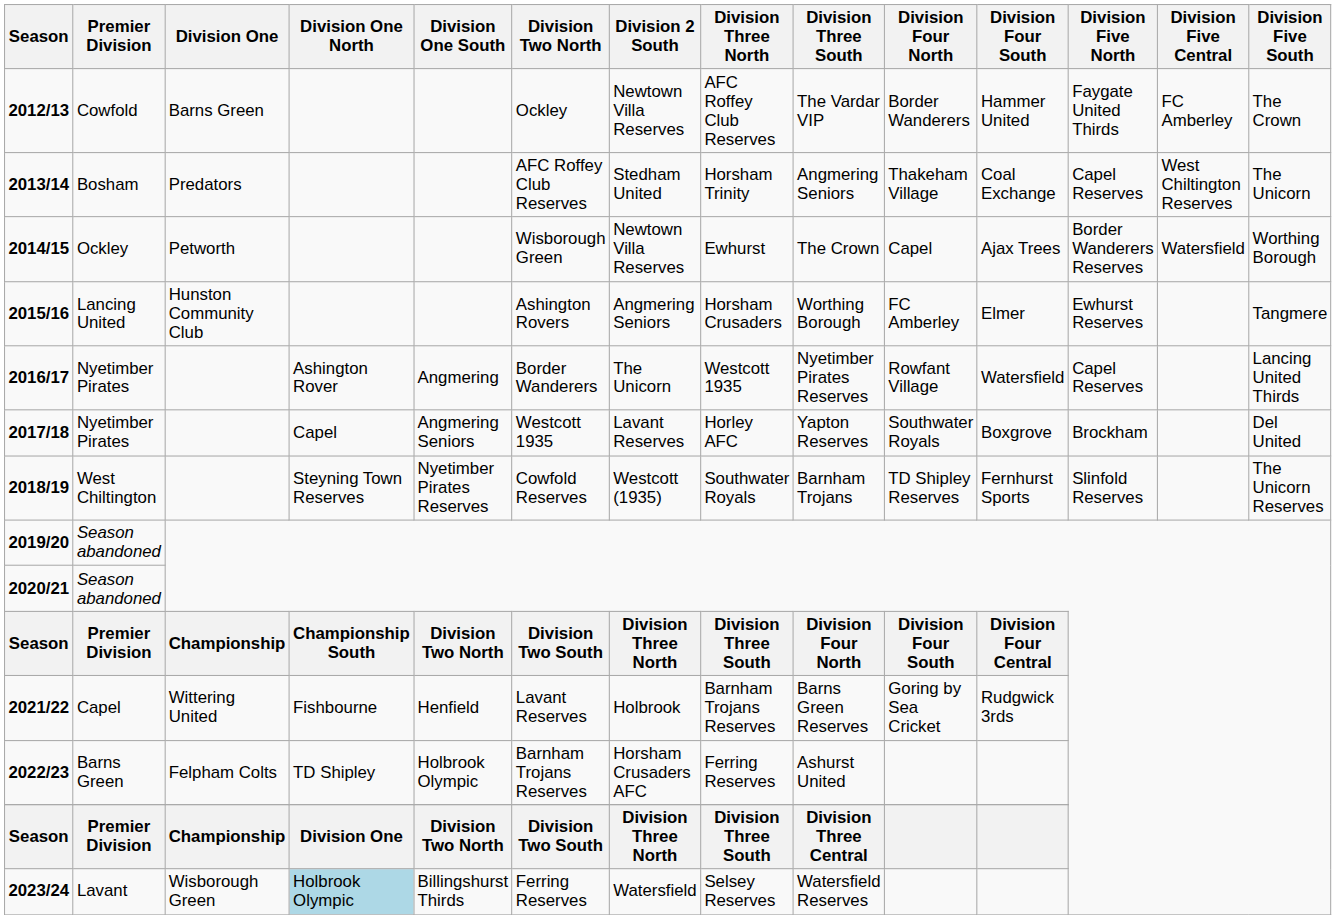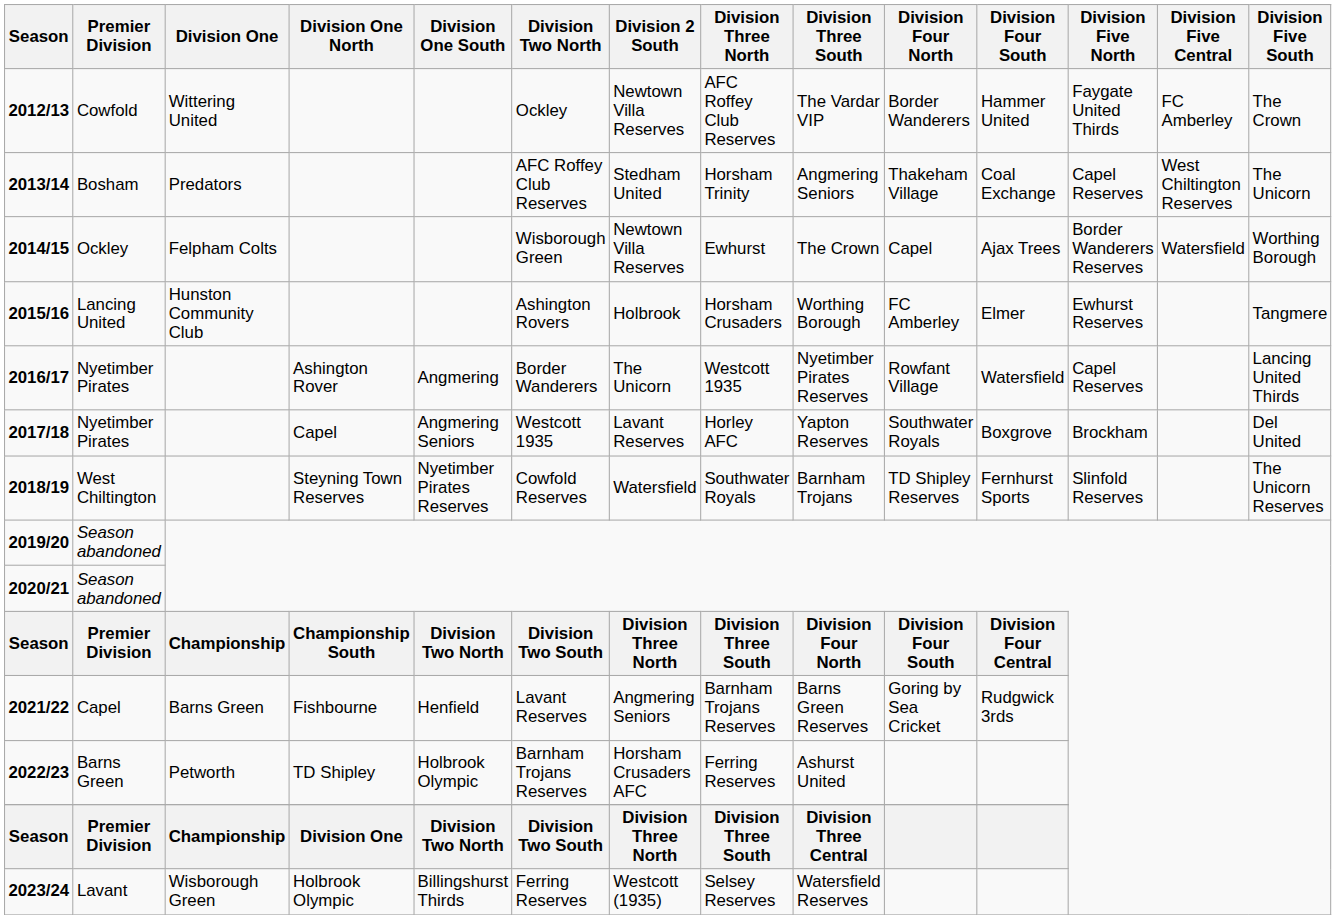(216, 110) Barns Green -> (202, 110) Wittering United
(202, 248) Petworth -> (223, 248) Felpham Colts
(654, 313) Angmering Seniors -> (647, 313) Holbrook
(646, 487) Westcott (1935) -> (655, 487) Watersfield
(202, 707) Wittering United -> (216, 707) Barns Green
(647, 707) Holbrook -> (654, 707) Angmering Seniors
(223, 772) Felpham Colts -> (202, 772) Petworth
(327, 891) lightblue background -> (327, 891) no background
(655, 891) Watersfield -> (646, 891) Westcott (1935)
